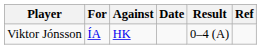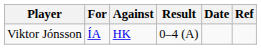columns swapped: (210, 14) <-> (172, 14)
